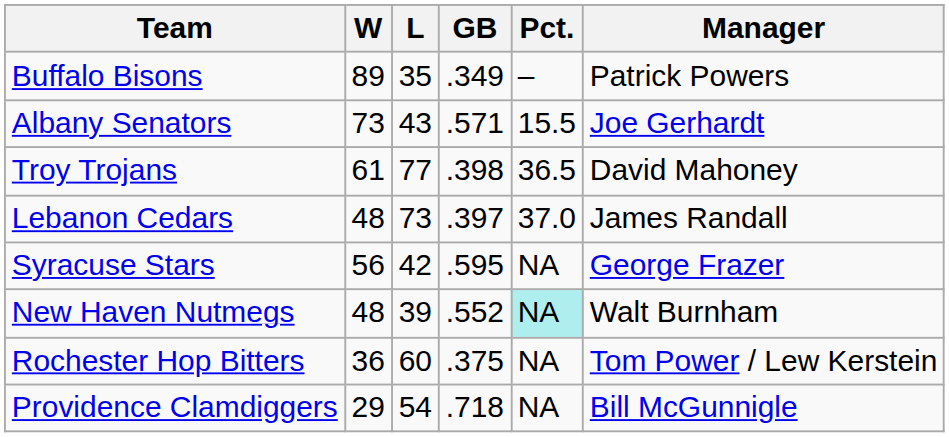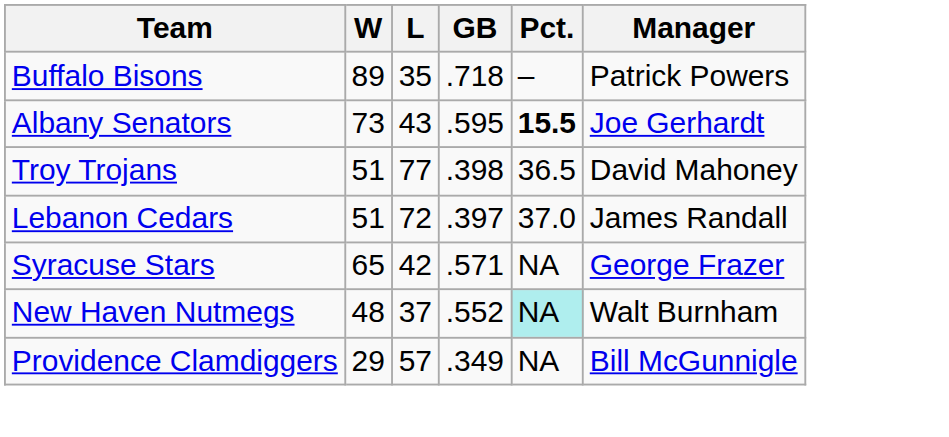(475, 75) .349 -> (475, 75) .718
(475, 123) .571 -> (475, 123) .595
(547, 123) normal -> (547, 123) bold
(368, 170) 61 -> (368, 170) 51
(368, 218) 48 -> (368, 218) 51
(415, 218) 73 -> (415, 218) 72
(368, 265) 56 -> (368, 265) 65
(475, 265) .595 -> (475, 265) .571
(415, 312) 39 -> (415, 312) 37
- row: (158, 360)
(415, 407) 54 -> (415, 360) 57
(475, 407) .718 -> (475, 360) .349
